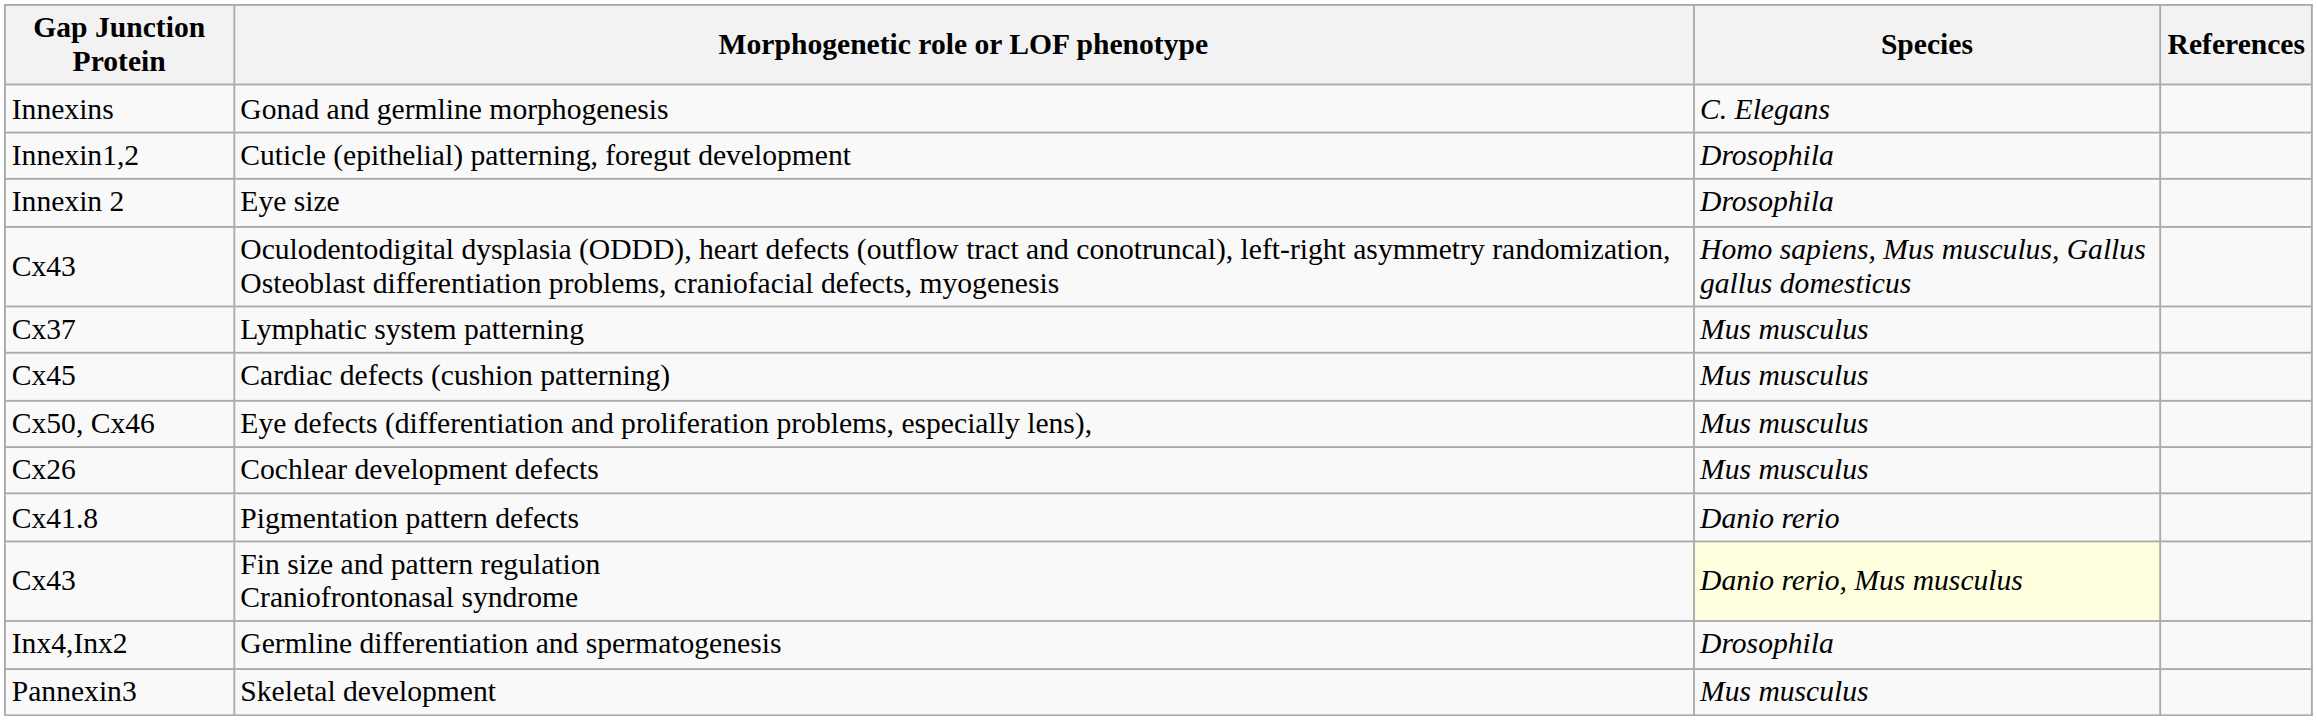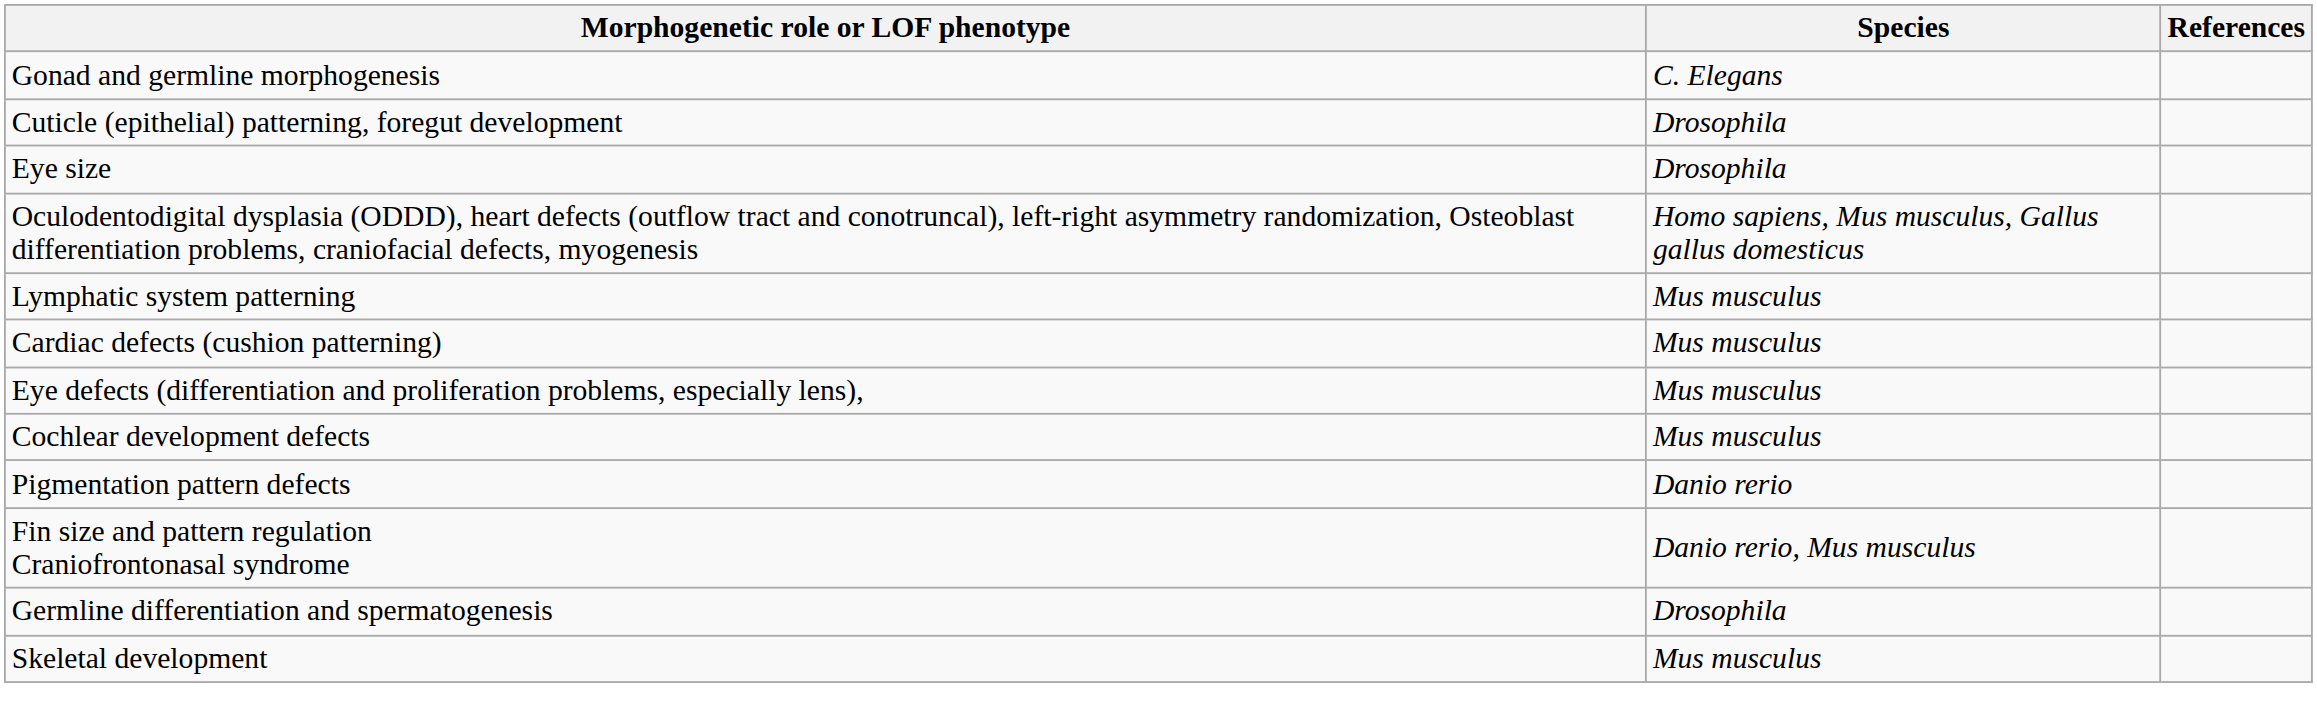- column: (119, 44)
(1861, 580) lightyellow background -> (1814, 547) no background
